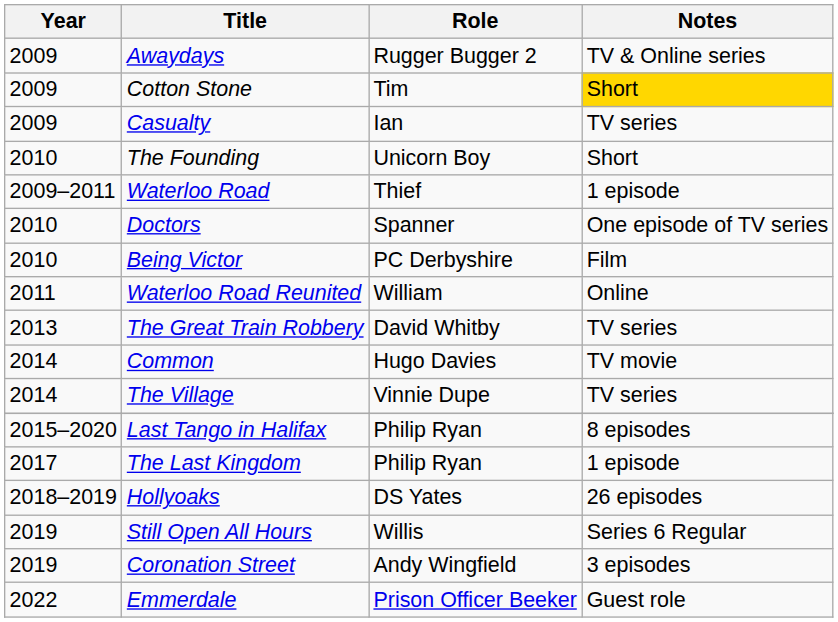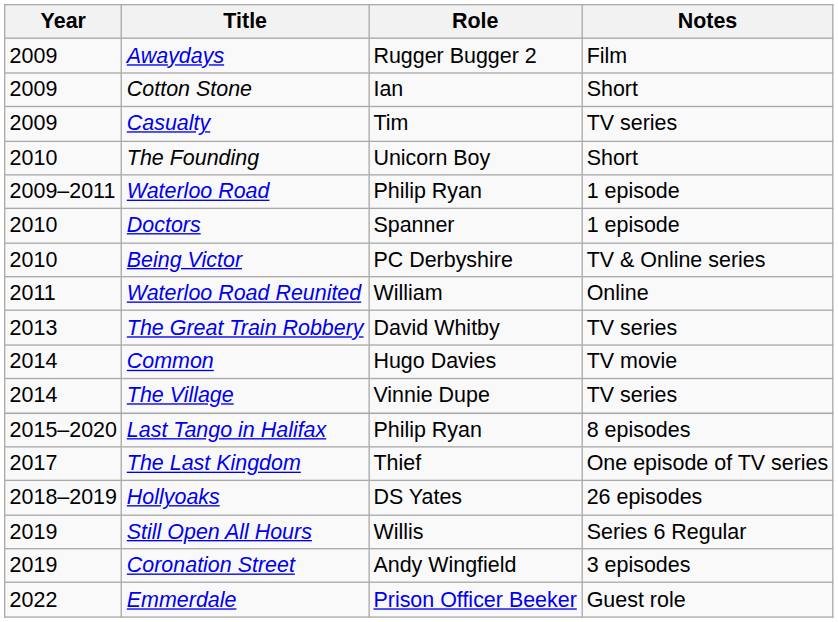(676, 55) TV & Online series -> (607, 55) Film
(391, 89) Tim -> (388, 89) Ian
(612, 89) gold background -> (612, 89) no background
(388, 123) Ian -> (391, 123) Tim
(397, 191) Thief -> (428, 191) Philip Ryan
(707, 225) One episode of TV series -> (633, 225) 1 episode
(607, 259) Film -> (676, 259) TV & Online series
(428, 463) Philip Ryan -> (397, 463) Thief
(633, 463) 1 episode -> (707, 463) One episode of TV series
